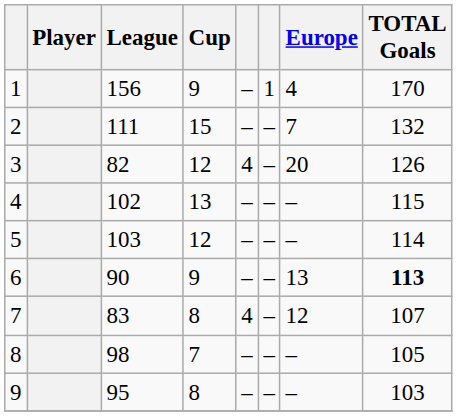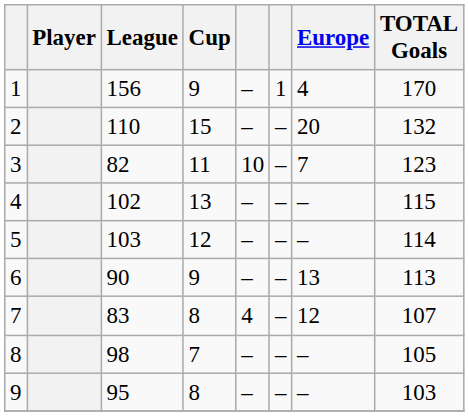(123, 126) 111 -> (123, 126) 110
(291, 126) 7 -> (309, 126) 20
(200, 164) 12 -> (200, 164) 11
(247, 164) 4 -> (253, 164) 10
(297, 164) 20 -> (303, 164) 7
(408, 164) 126 -> (419, 164) 123
(408, 277) bold -> (419, 277) normal
